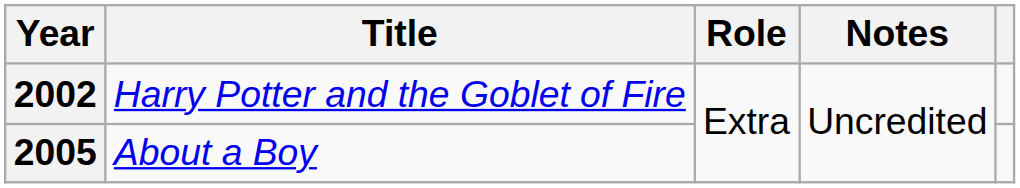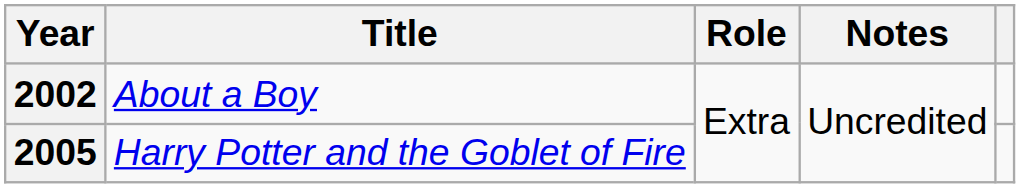(400, 93) Harry Potter and the Goblet of Fire -> (215, 93) About a Boy
(215, 152) About a Boy -> (400, 152) Harry Potter and the Goblet of Fire
